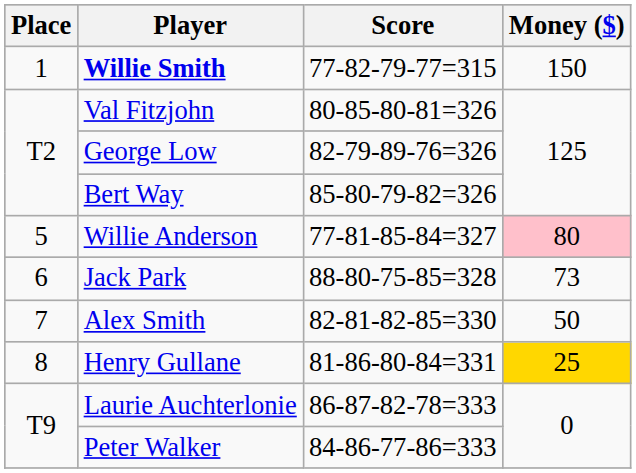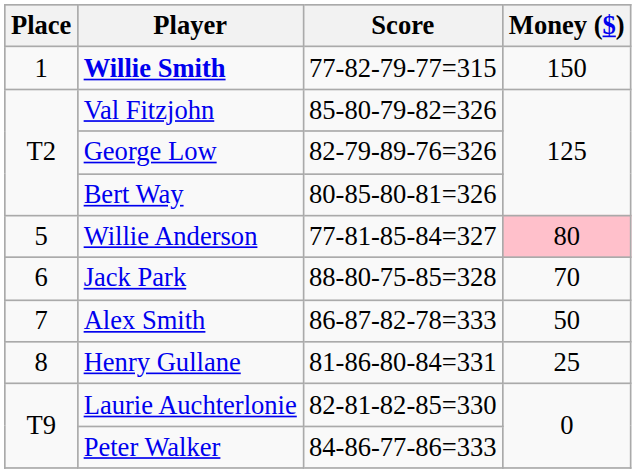(403, 109) 80-85-80-81=326 -> (403, 109) 85-80-79-82=326
(403, 194) 85-80-79-82=326 -> (403, 194) 80-85-80-81=326
(567, 278) 73 -> (567, 278) 70
(403, 320) 82-81-82-85=330 -> (403, 320) 86-87-82-78=333
(567, 362) gold background -> (567, 362) no background
(403, 404) 86-87-82-78=333 -> (403, 404) 82-81-82-85=330
